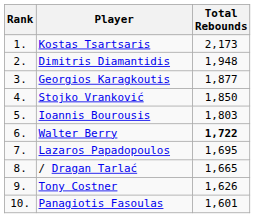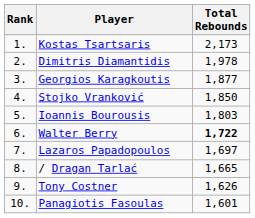(221, 62) 1,948 -> (221, 62) 1,978
(221, 151) 1,695 -> (221, 151) 1,697
